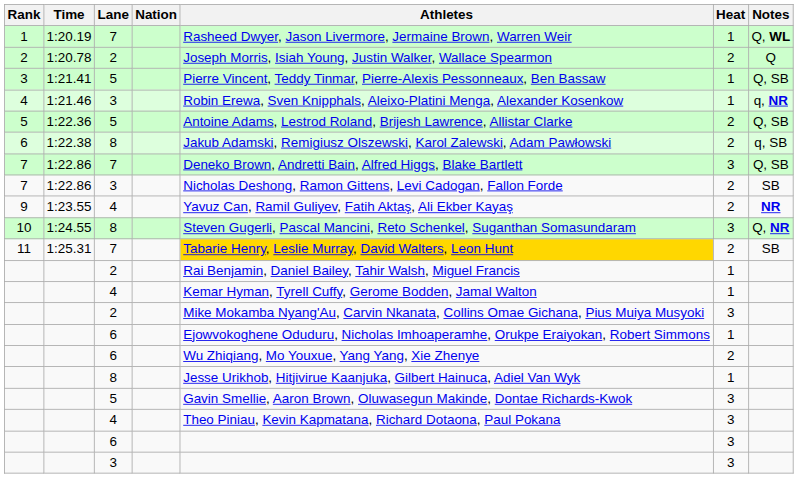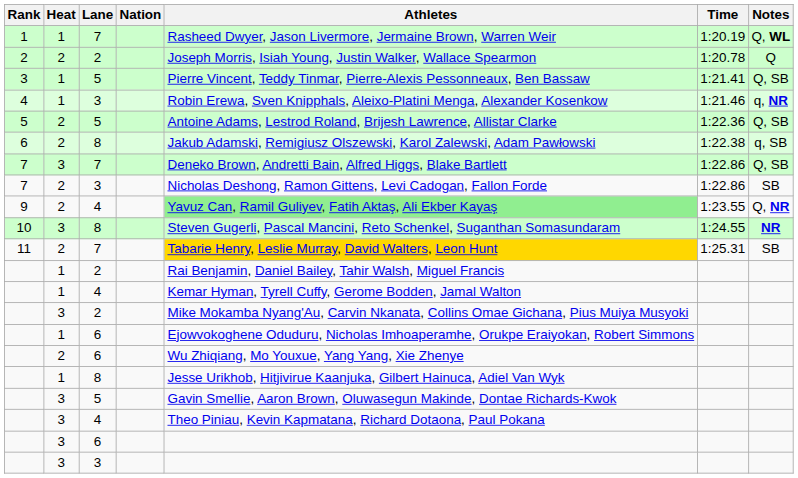columns swapped: (731, 15) <-> (69, 15)
(348, 206) no background -> (332, 206) lightgreen background
(771, 206) NR -> (771, 206) Q, NR
(771, 228) Q, NR -> (771, 228) NR
